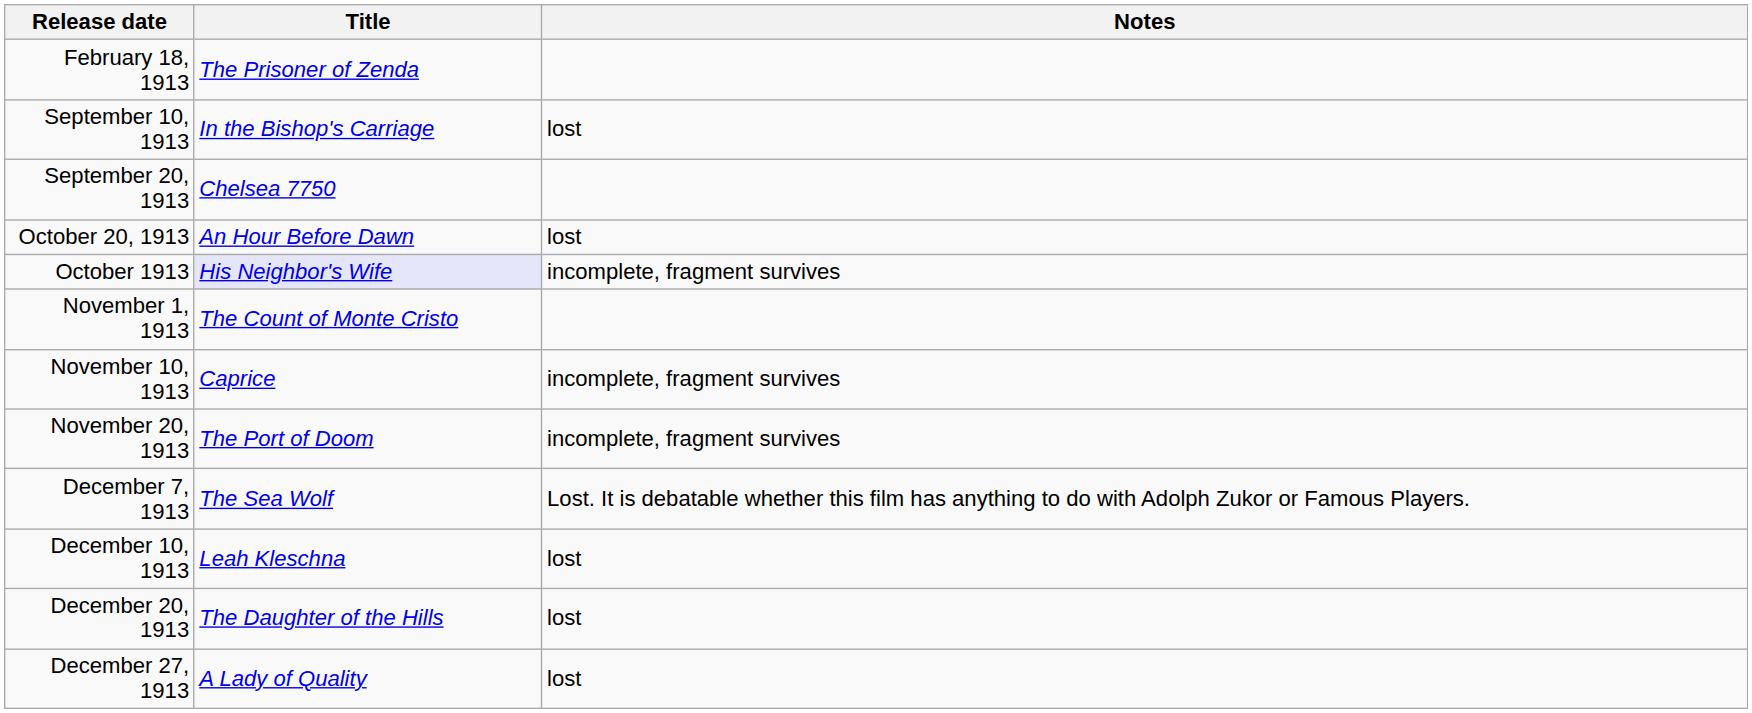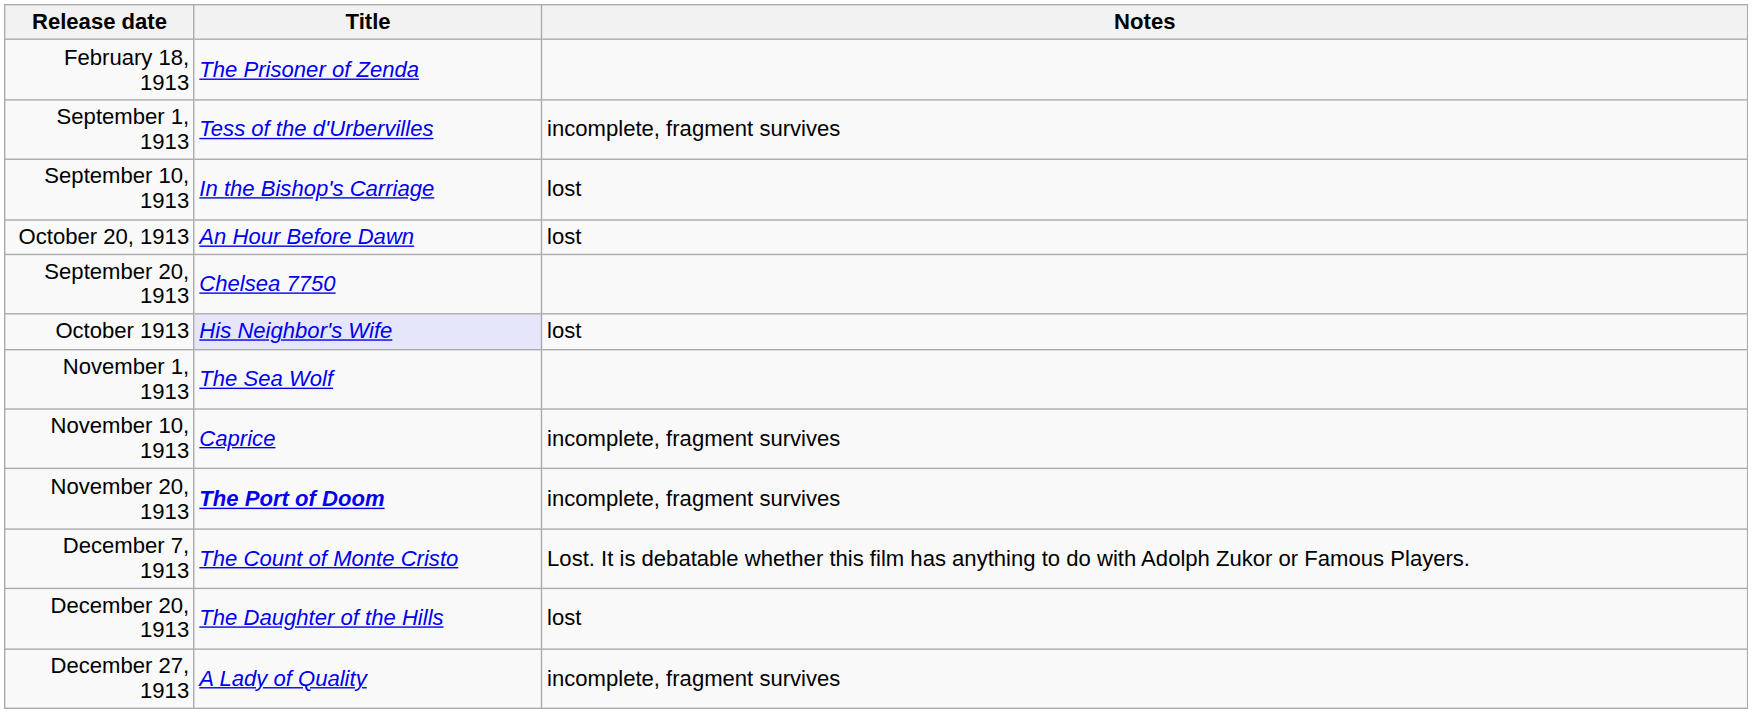+ row: (123, 129)
rows swapped: (117, 189) <-> (104, 236)
(694, 271) incomplete, fragment survives -> (564, 331) lost
(329, 319) The Count of Monte Cristo -> (266, 378) The Sea Wolf
(286, 438) normal -> (292, 498) bold
(266, 498) The Sea Wolf -> (329, 558) The Count of Monte Cristo
- row: (120, 558)
(564, 678) lost -> (694, 678) incomplete, fragment survives
